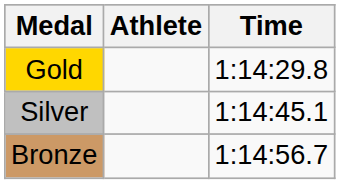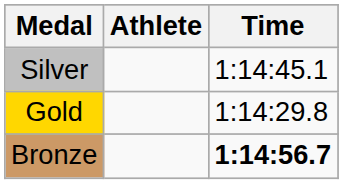rows swapped: (54, 69) <-> (54, 112)
(271, 155) normal -> (273, 155) bold
